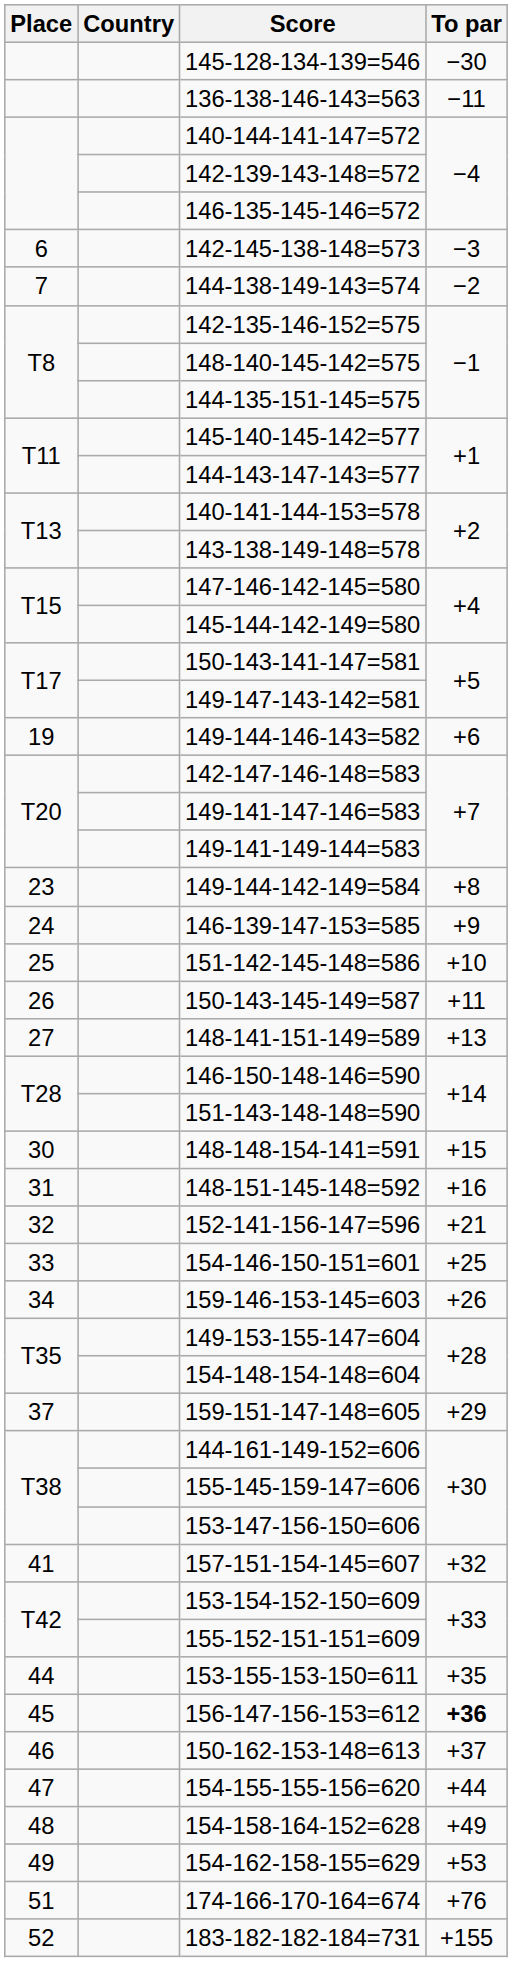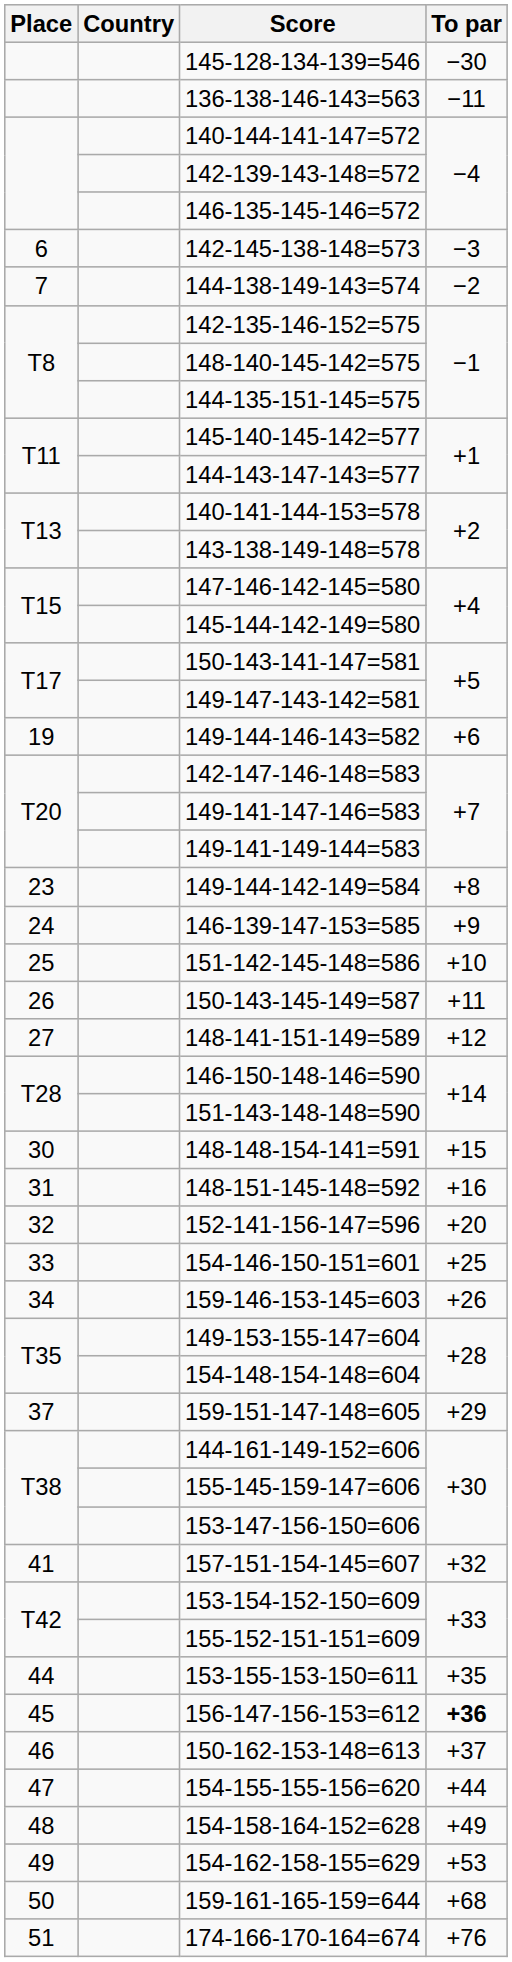(467, 1037) +13 -> (467, 1037) +12
(467, 1225) +21 -> (467, 1225) +20
+ row: (303, 1901)
- row: (303, 1938)
